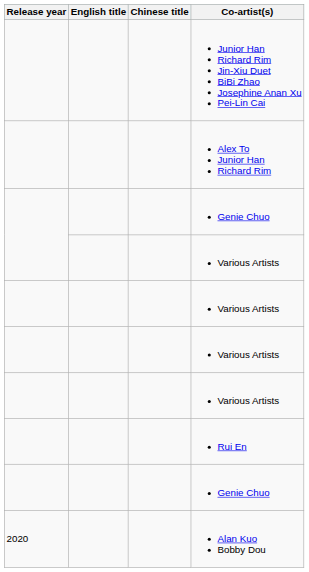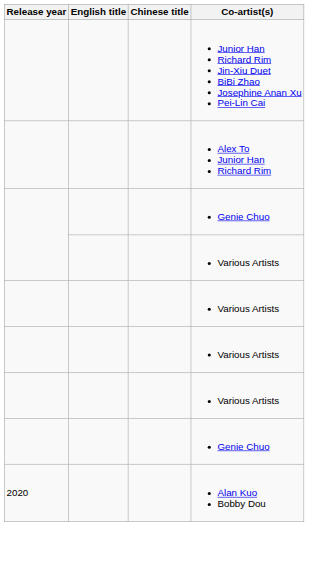- row: (36, 441)
